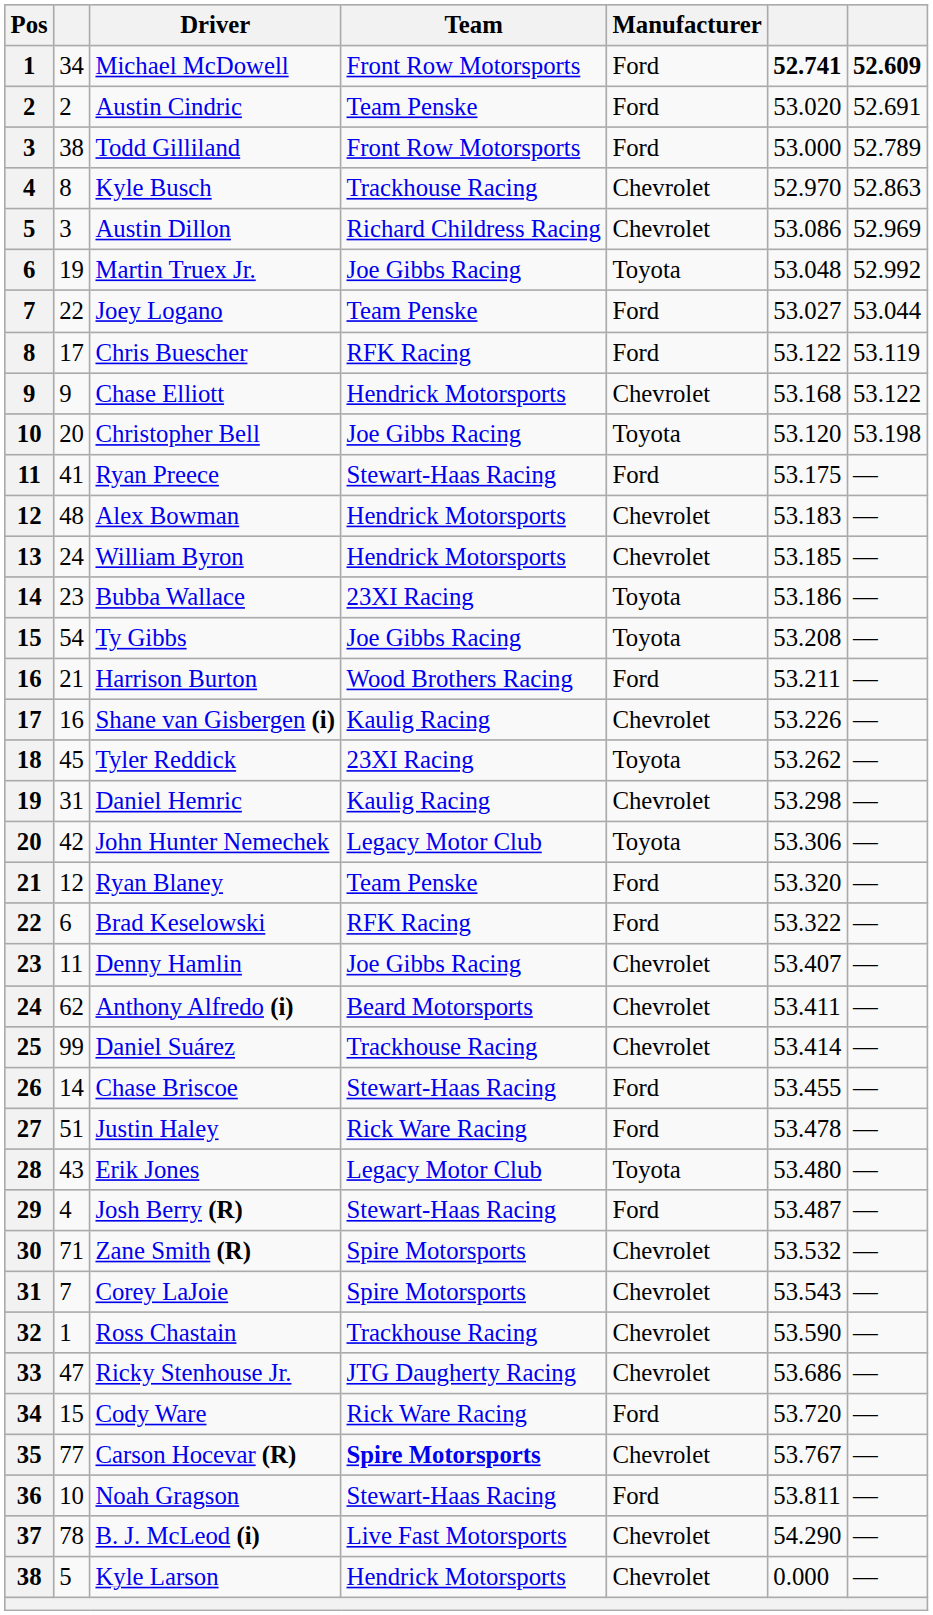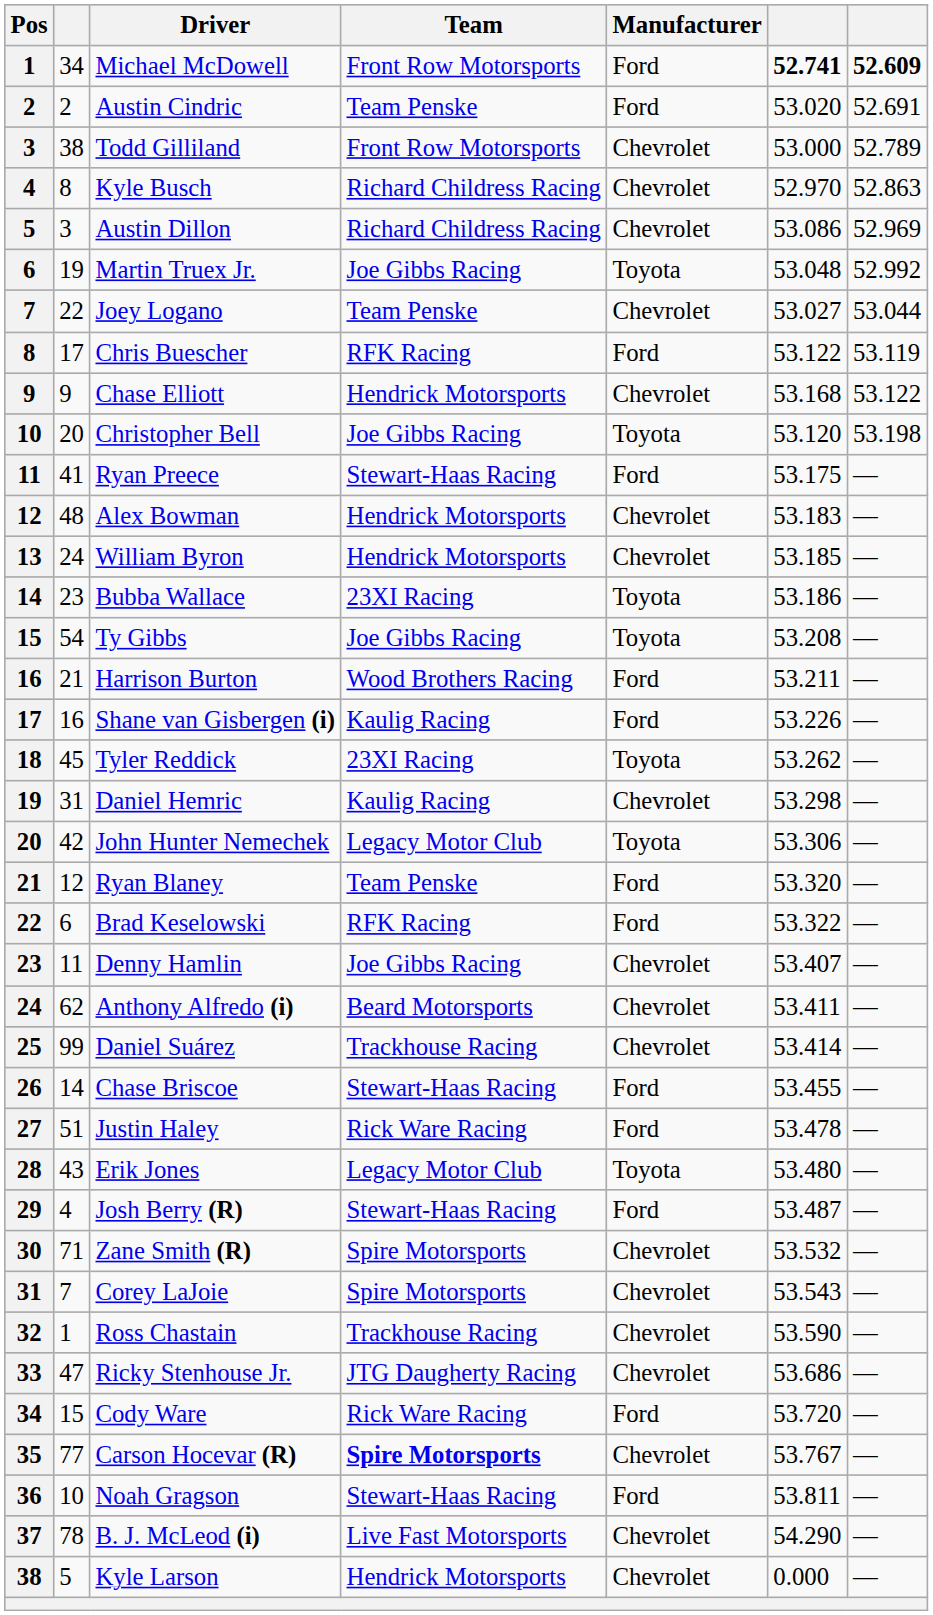(636, 147) Ford -> (661, 147) Chevrolet
(442, 188) Trackhouse Racing -> (474, 188) Richard Childress Racing
(636, 311) Ford -> (661, 311) Chevrolet
(661, 719) Chevrolet -> (636, 719) Ford
